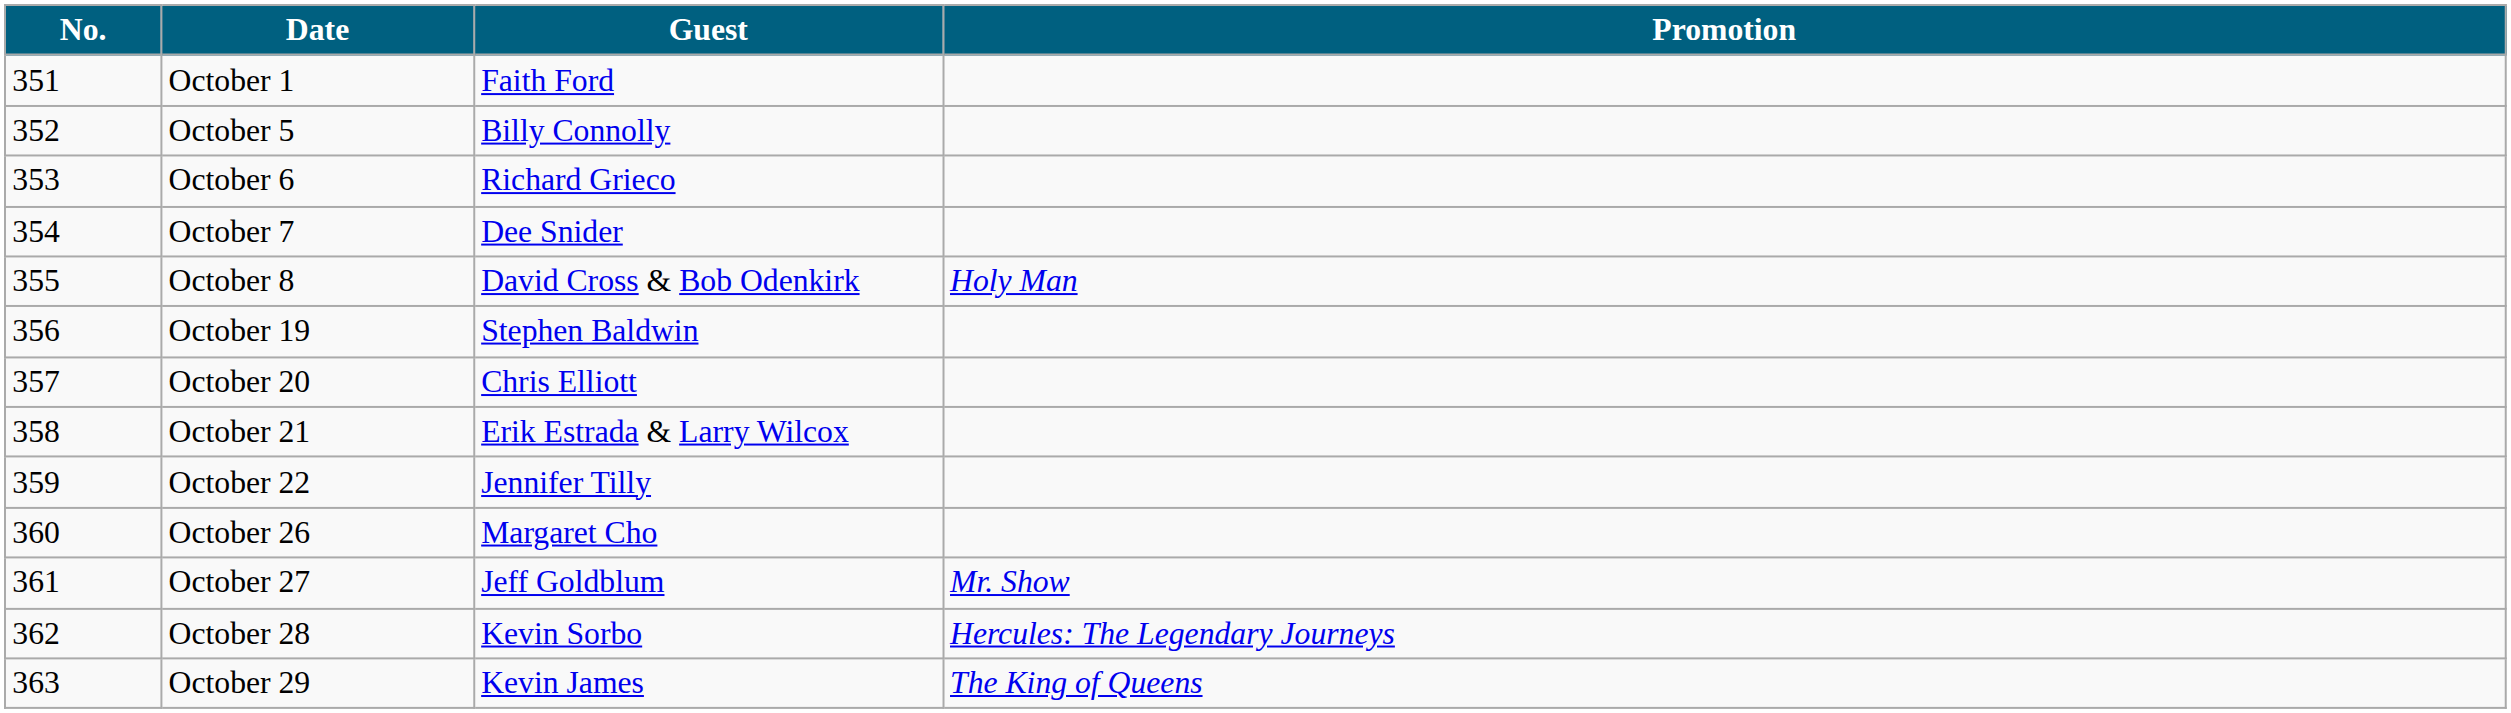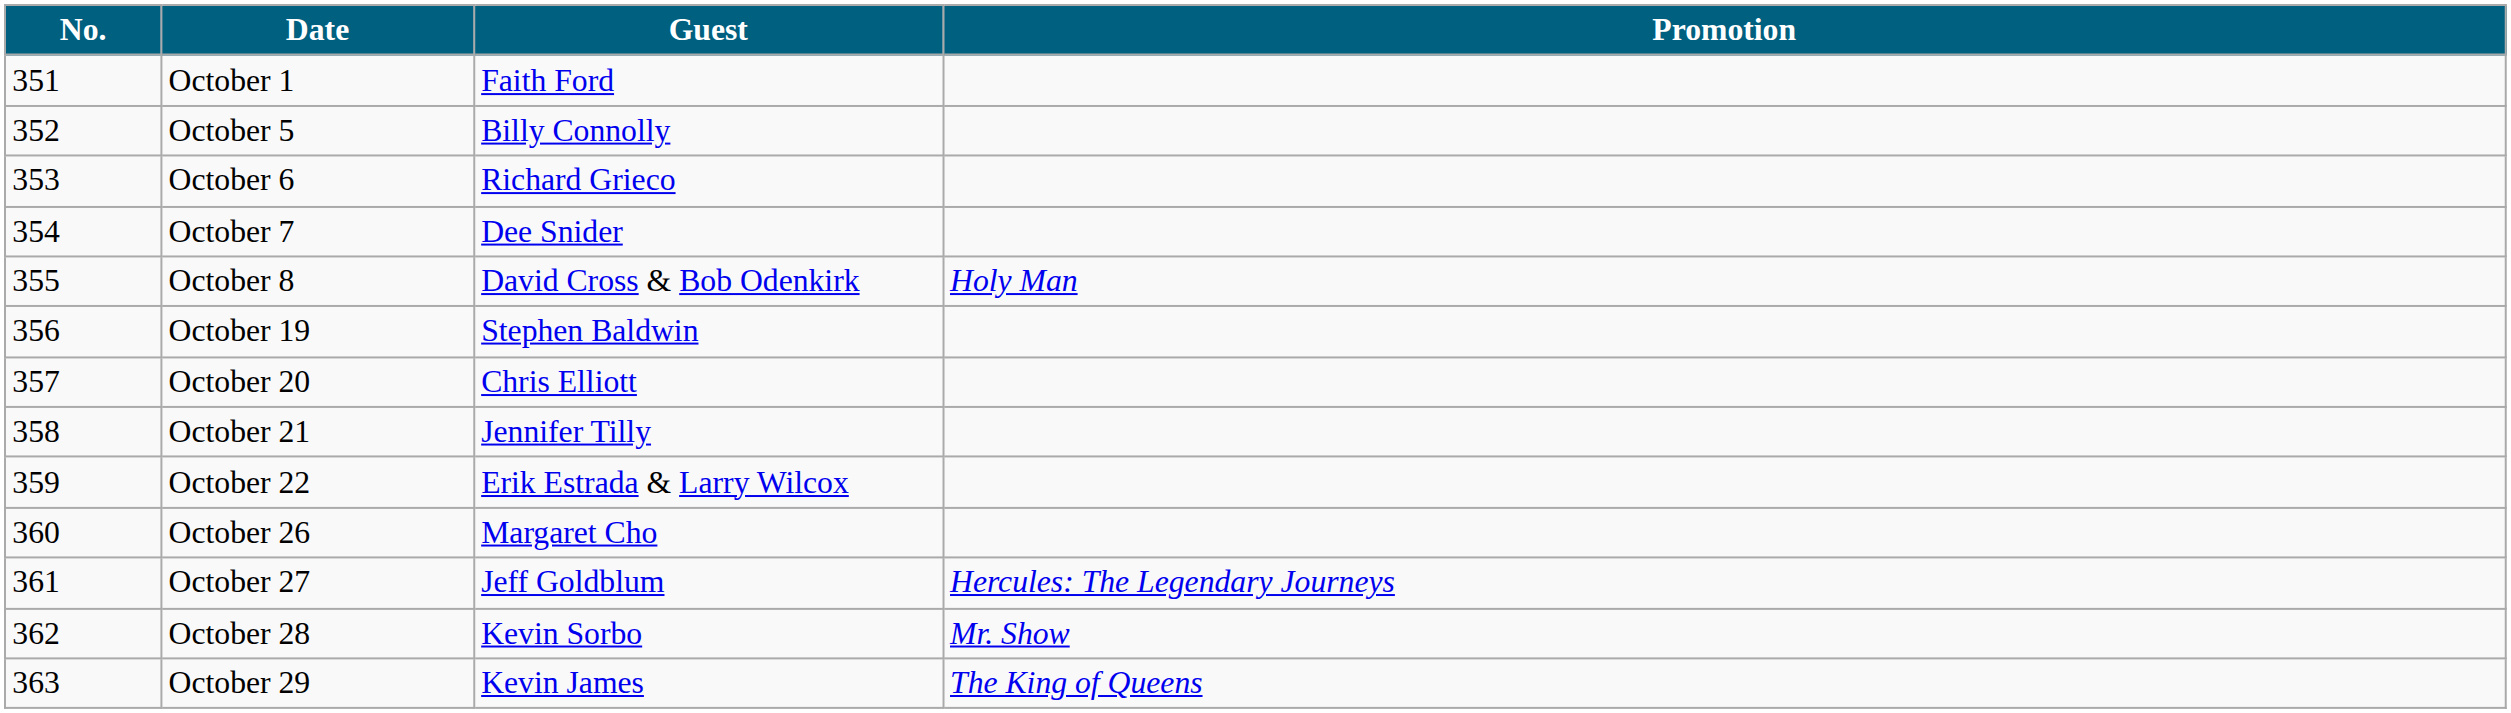(665, 431) Erik Estrada & Larry Wilcox -> (566, 431) Jennifer Tilly
(566, 481) Jennifer Tilly -> (665, 481) Erik Estrada & Larry Wilcox
(1010, 582) Mr. Show -> (1172, 582) Hercules: The Legendary Journeys
(1172, 632) Hercules: The Legendary Journeys -> (1010, 632) Mr. Show
